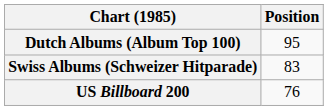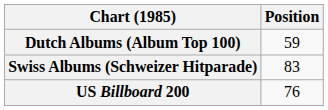(292, 42) 95 -> (292, 42) 59
